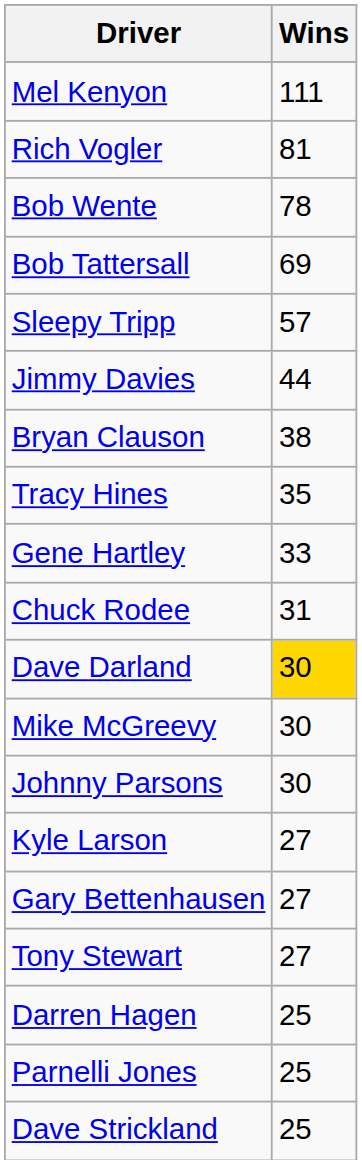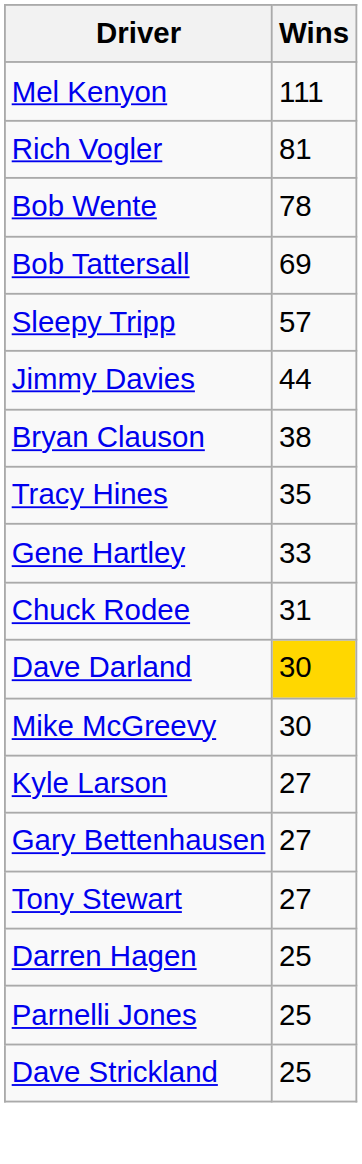- row: (117, 783)
